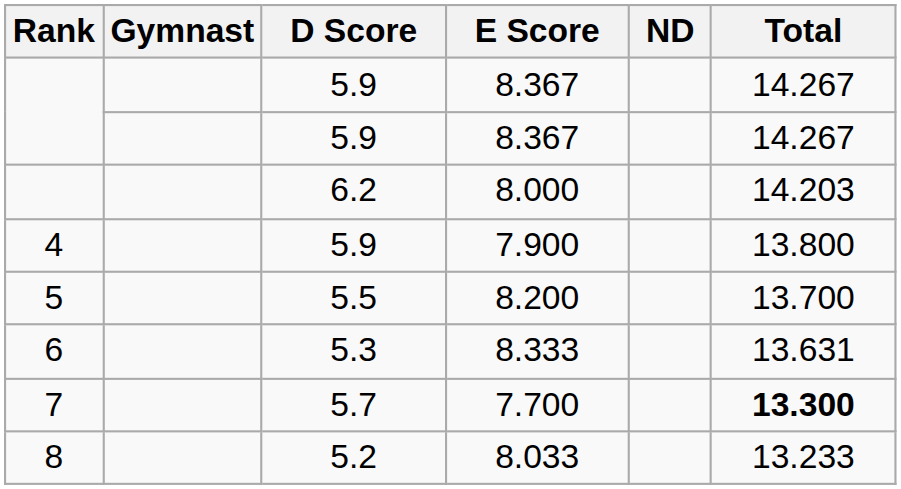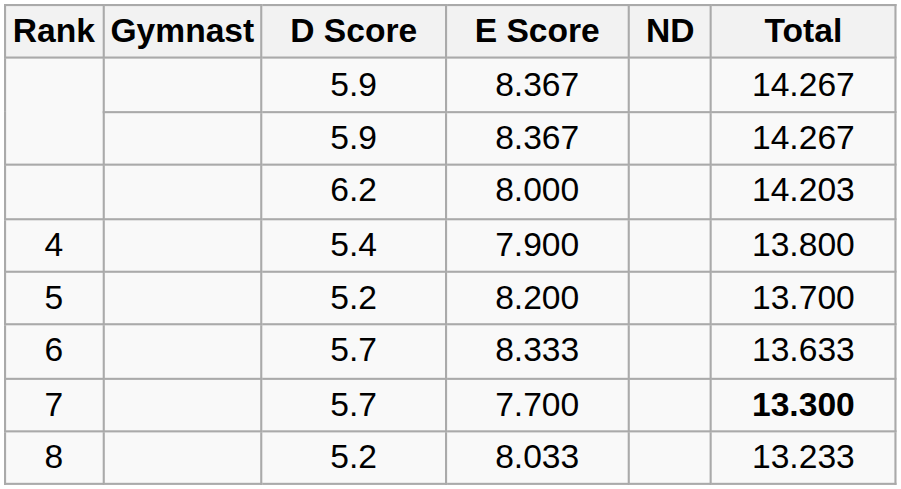(354, 244) 5.9 -> (354, 244) 5.4
(354, 297) 5.5 -> (354, 297) 5.2
(354, 350) 5.3 -> (354, 350) 5.7
(803, 350) 13.631 -> (803, 350) 13.633
